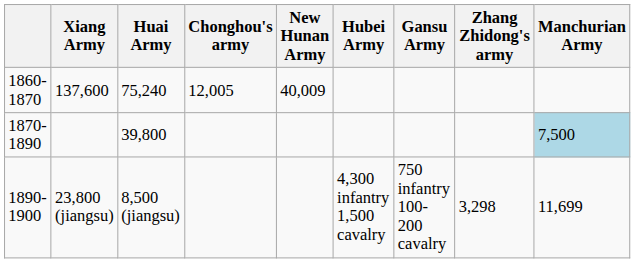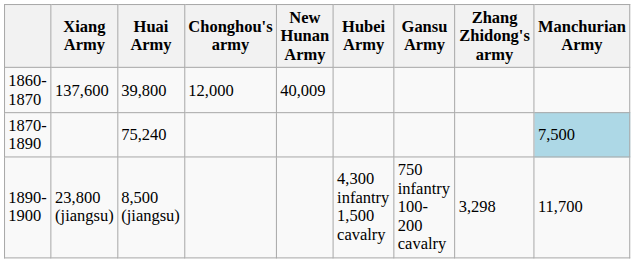(144, 90) 75,240 -> (144, 90) 39,800
(211, 90) 12,005 -> (211, 90) 12,000
(144, 134) 39,800 -> (144, 134) 75,240
(560, 207) 11,699 -> (560, 207) 11,700
